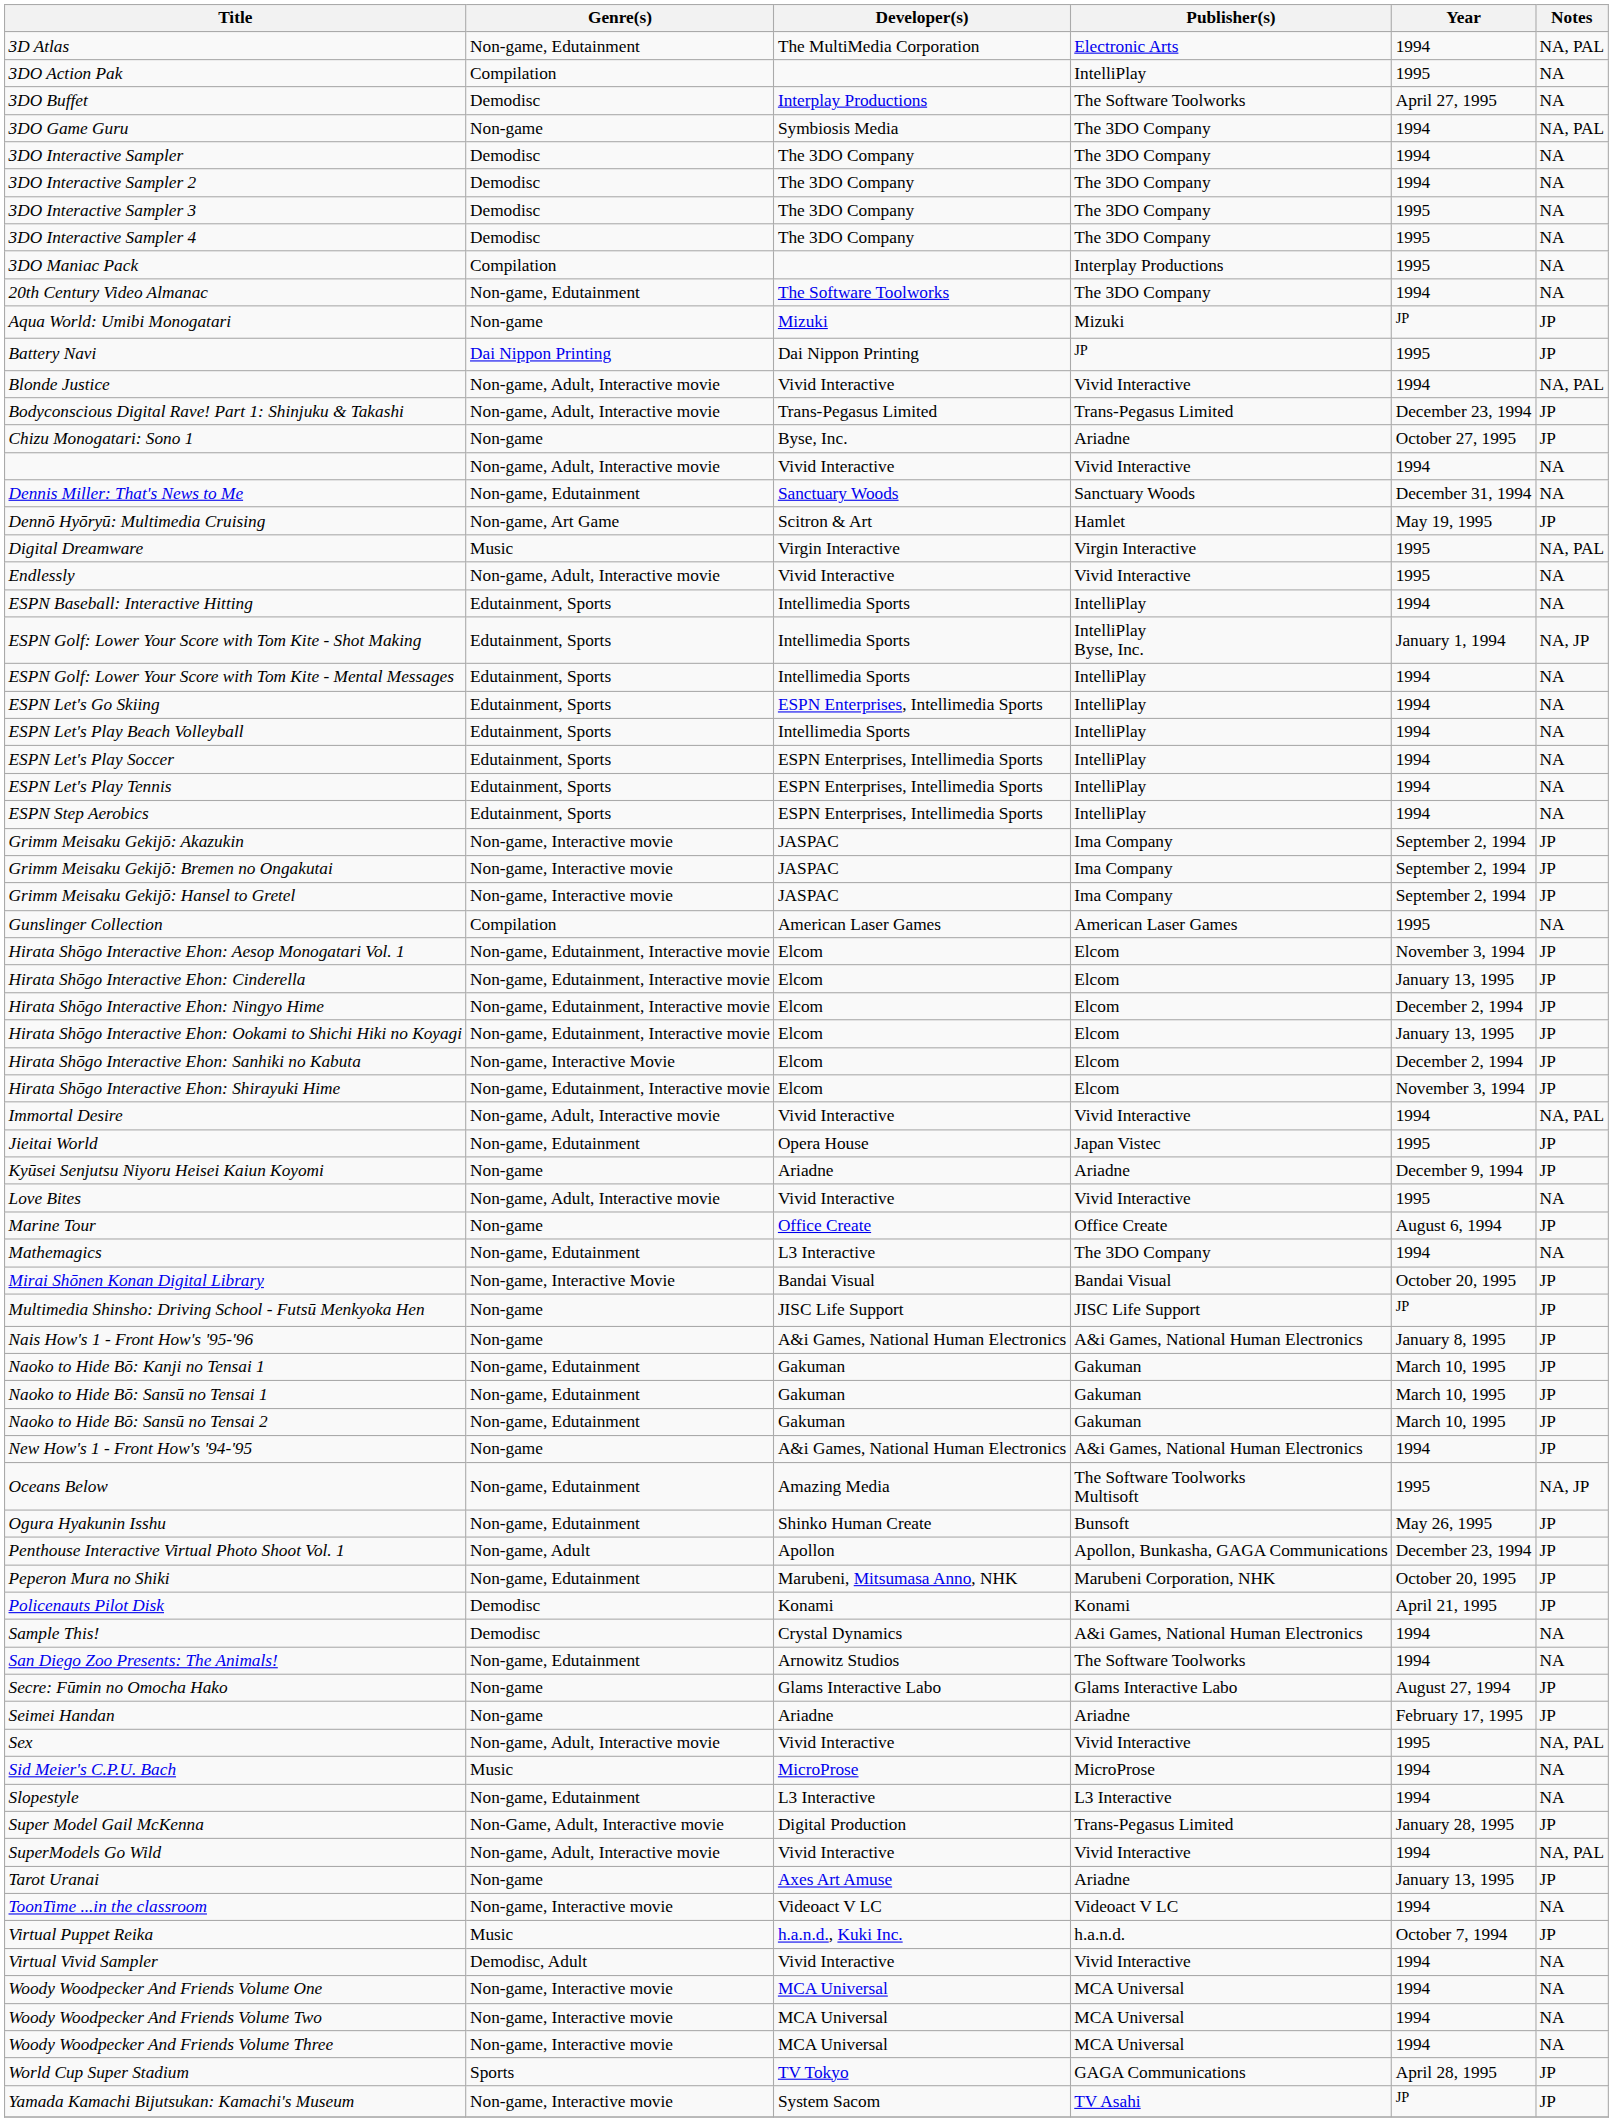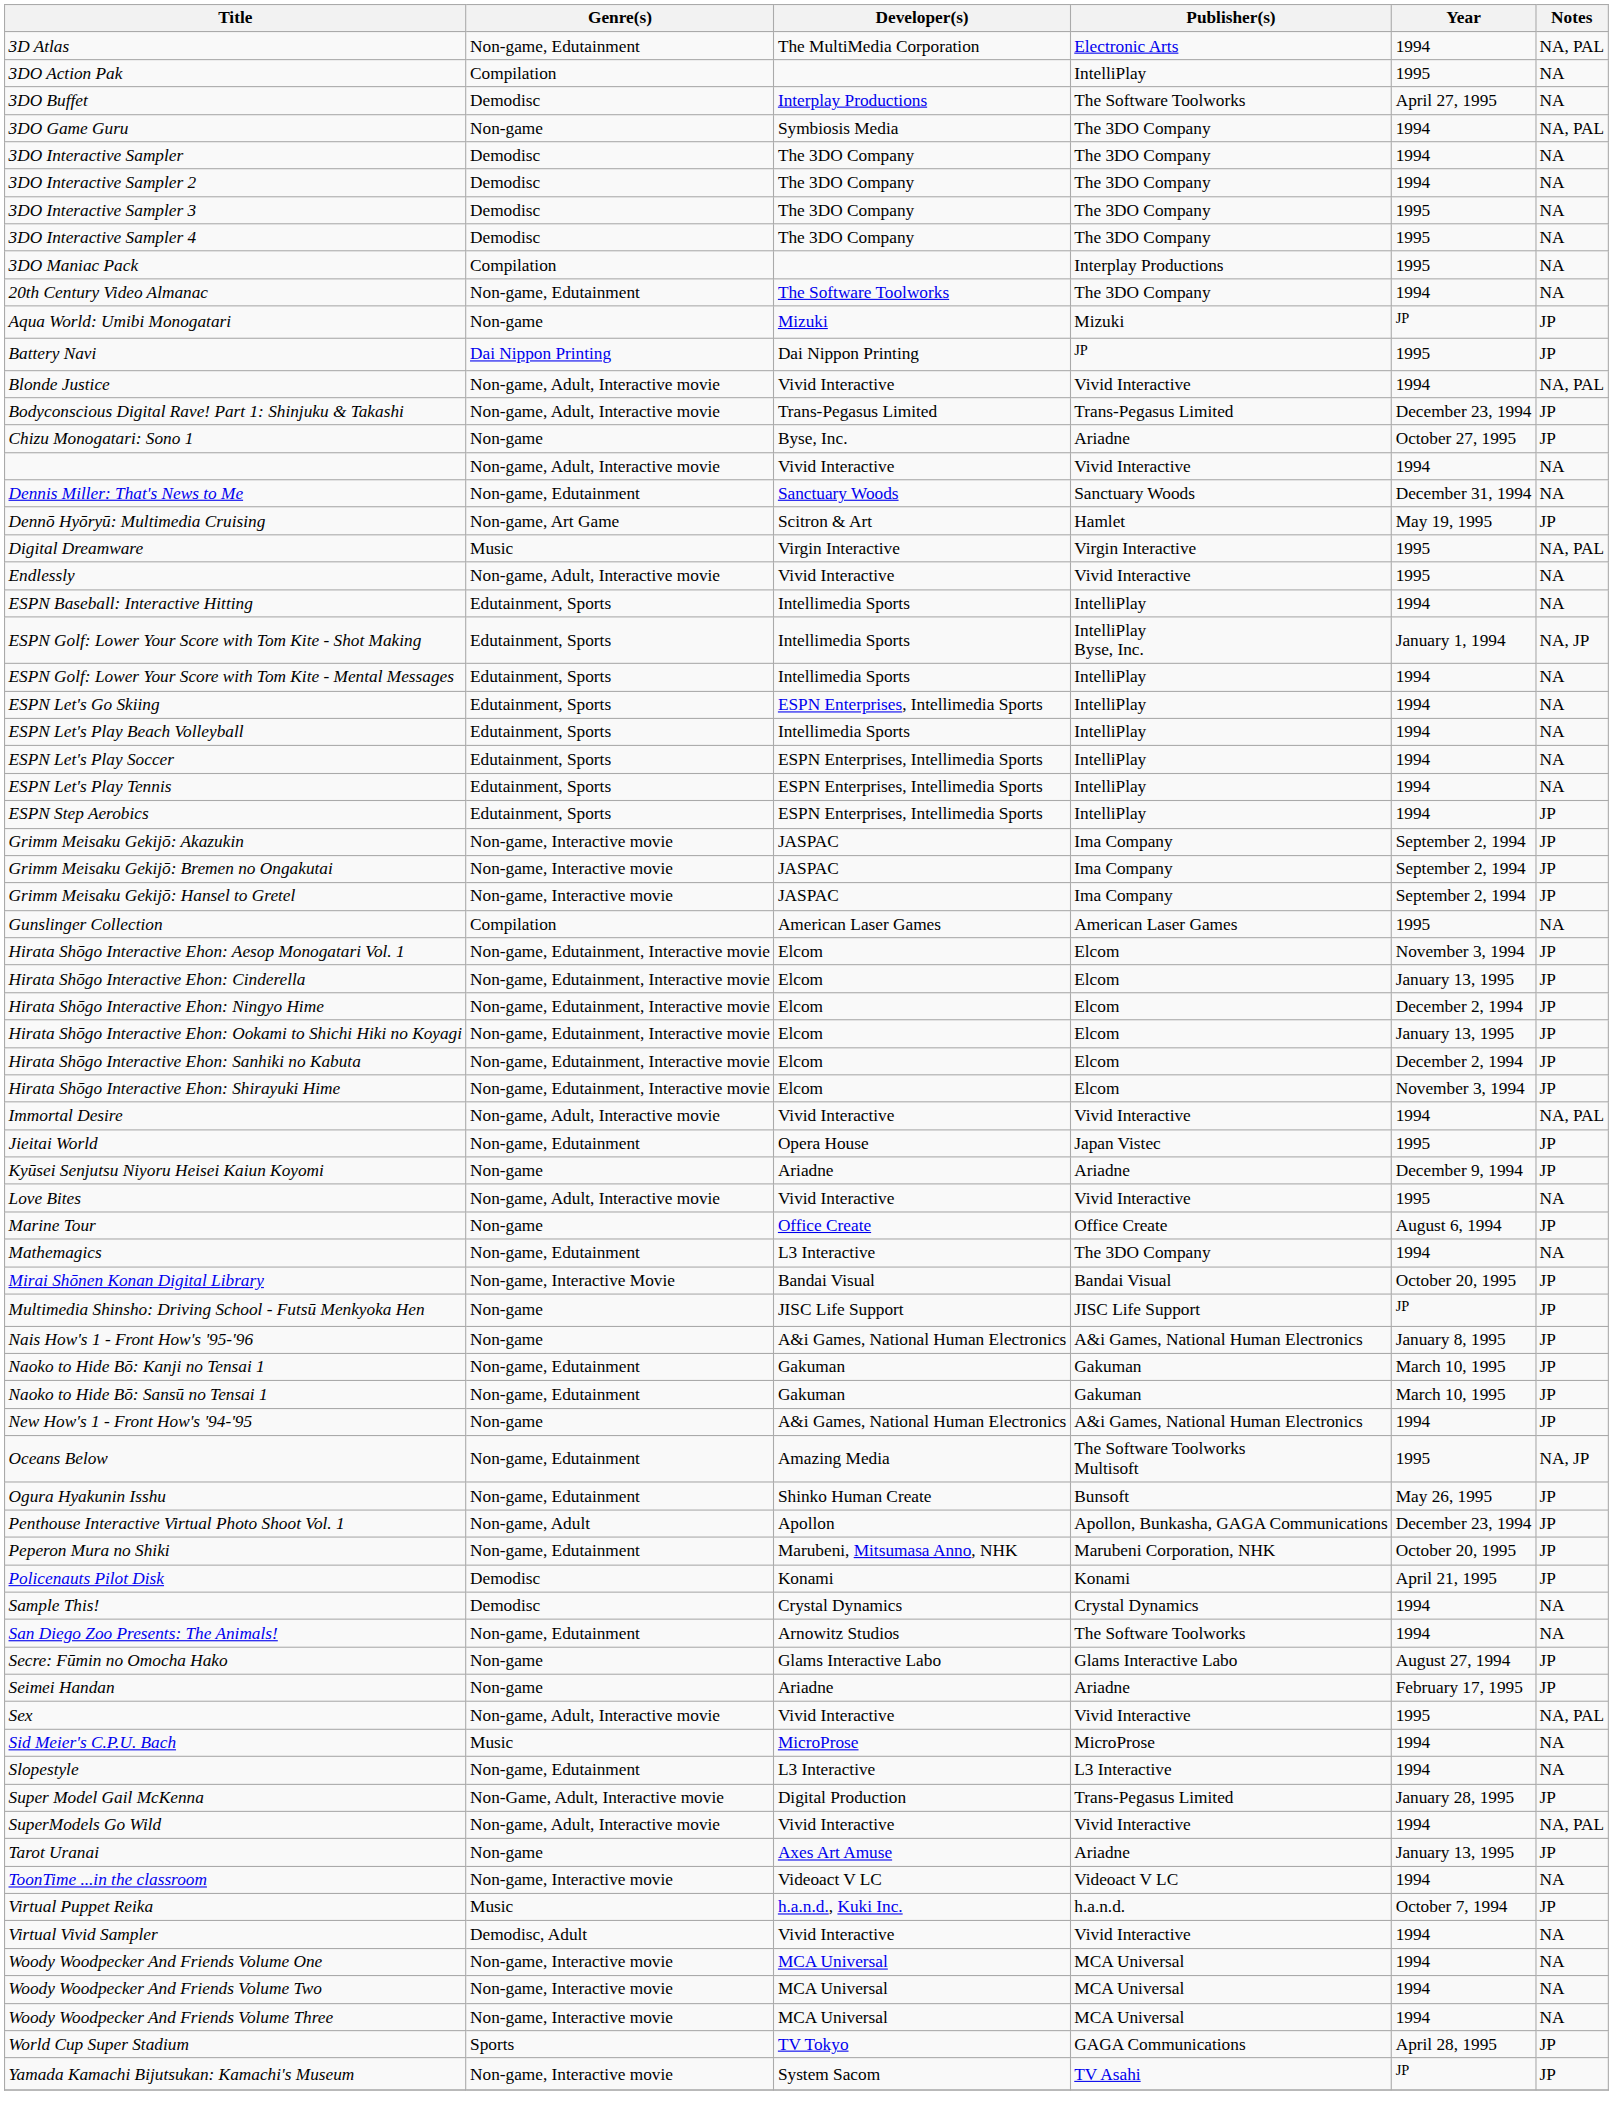(1552, 814) NA -> (1548, 814) JP
(572, 1060) Non-game, Interactive Movie -> (620, 1060) Non-game, Edutainment, Interactive movie
- row: (138, 1421)
(1218, 1633) A&i Games, National Human Electronics -> (1136, 1605) Crystal Dynamics
